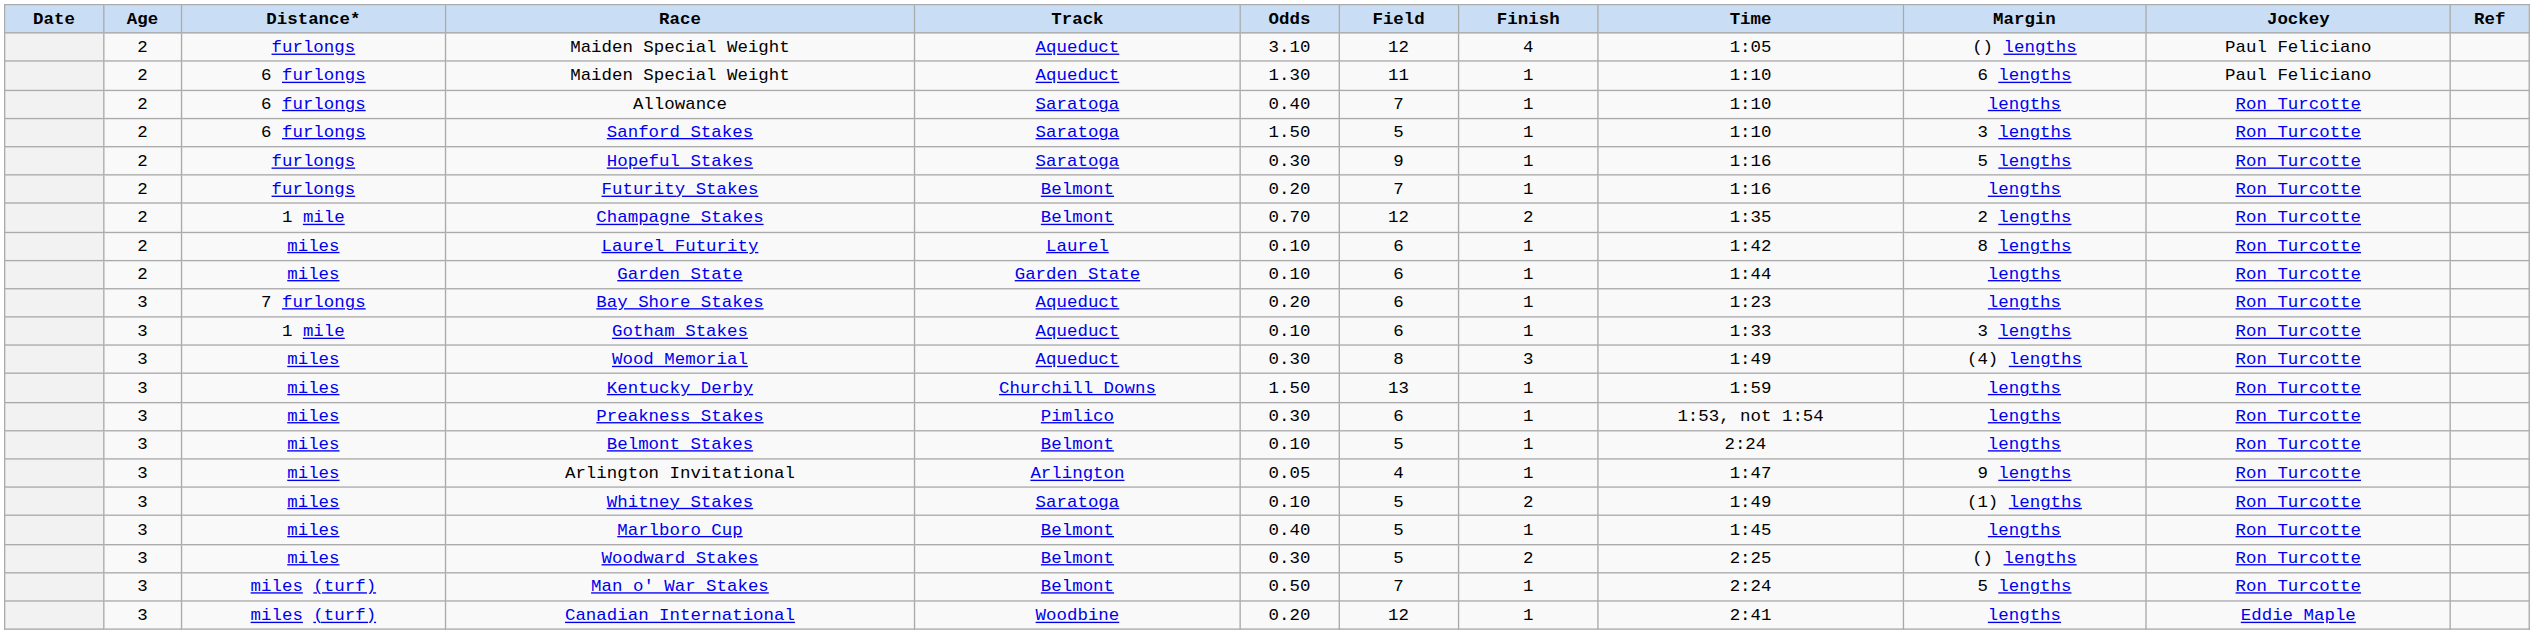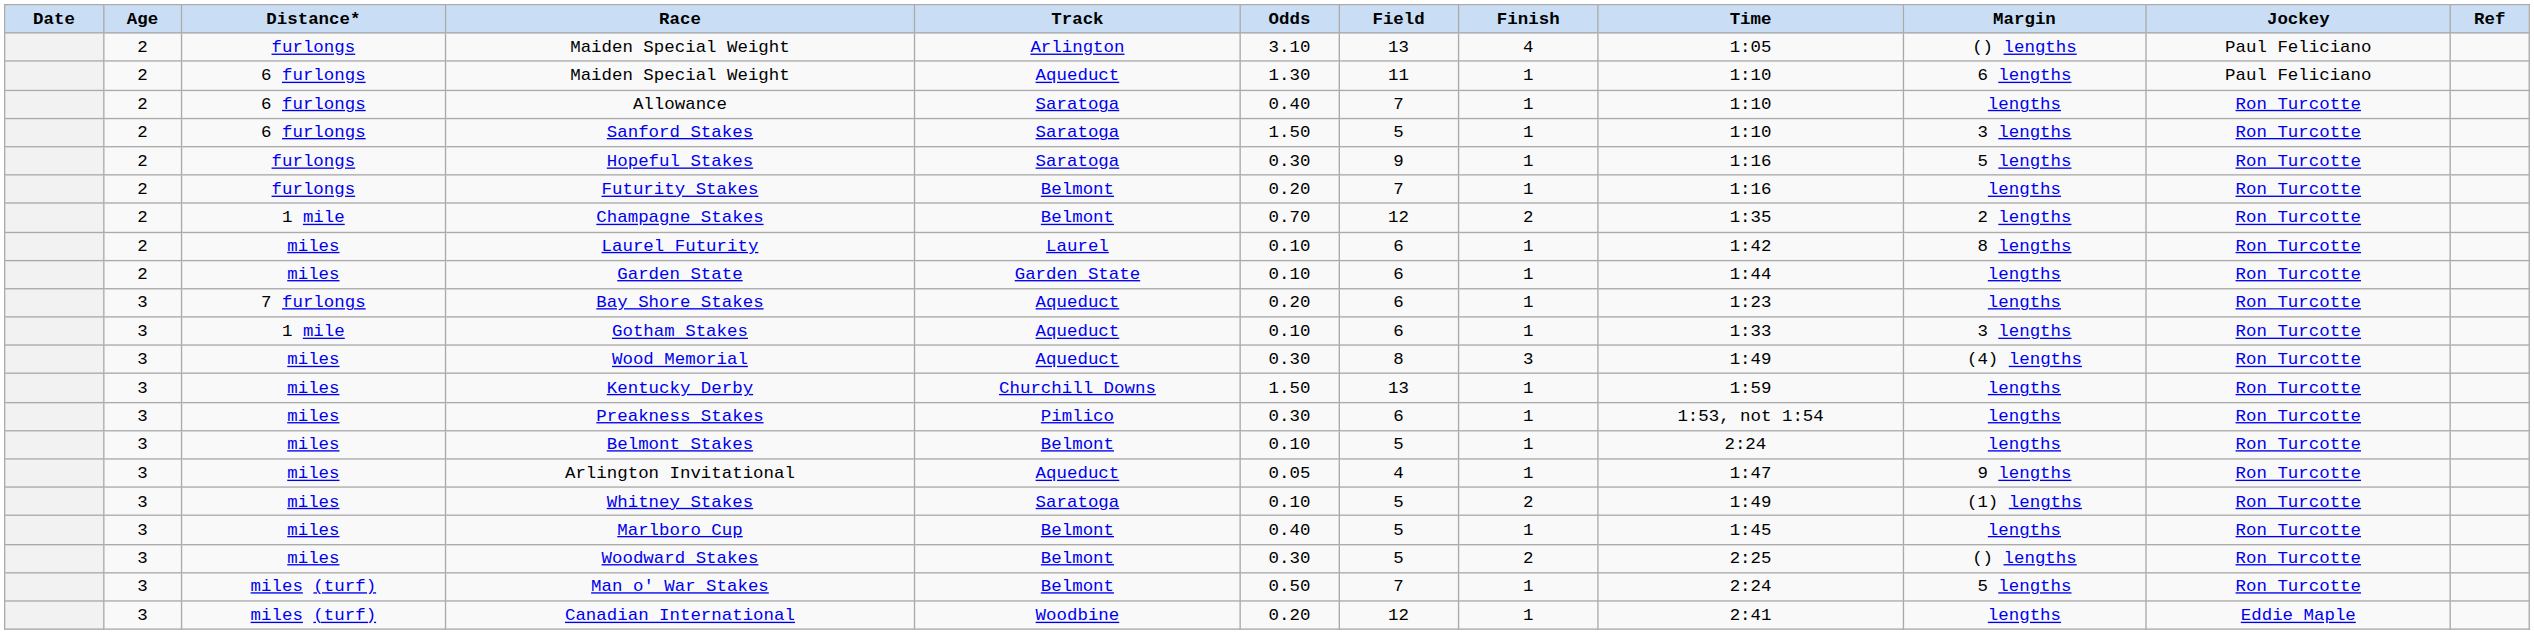(1077, 47) Aqueduct -> (1077, 47) Arlington
(1399, 47) 12 -> (1399, 47) 13
(1077, 473) Arlington -> (1077, 473) Aqueduct
